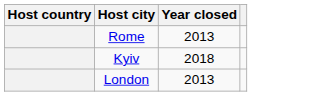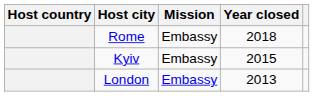+ column: (189, 15)
(199, 36) 2013 -> (261, 36) 2018
(199, 58) 2018 -> (261, 58) 2015
